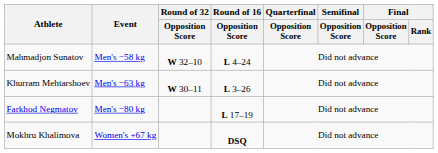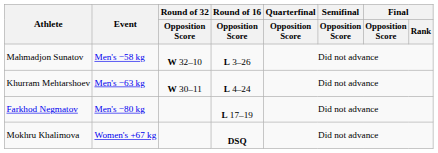(237, 63) L 4–24 -> (237, 63) L 3–26
(237, 89) L 3–26 -> (237, 89) L 4–24
